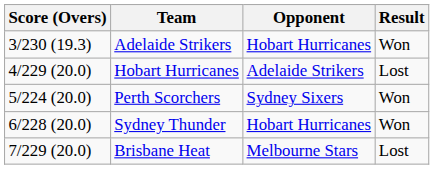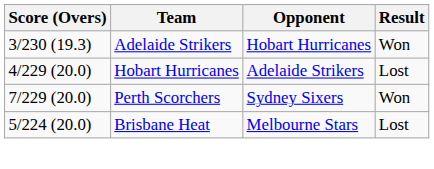(50, 97) 5/224 (20.0) -> (50, 97) 7/229 (20.0)
- row: (170, 124)
(50, 151) 7/229 (20.0) -> (50, 124) 5/224 (20.0)
